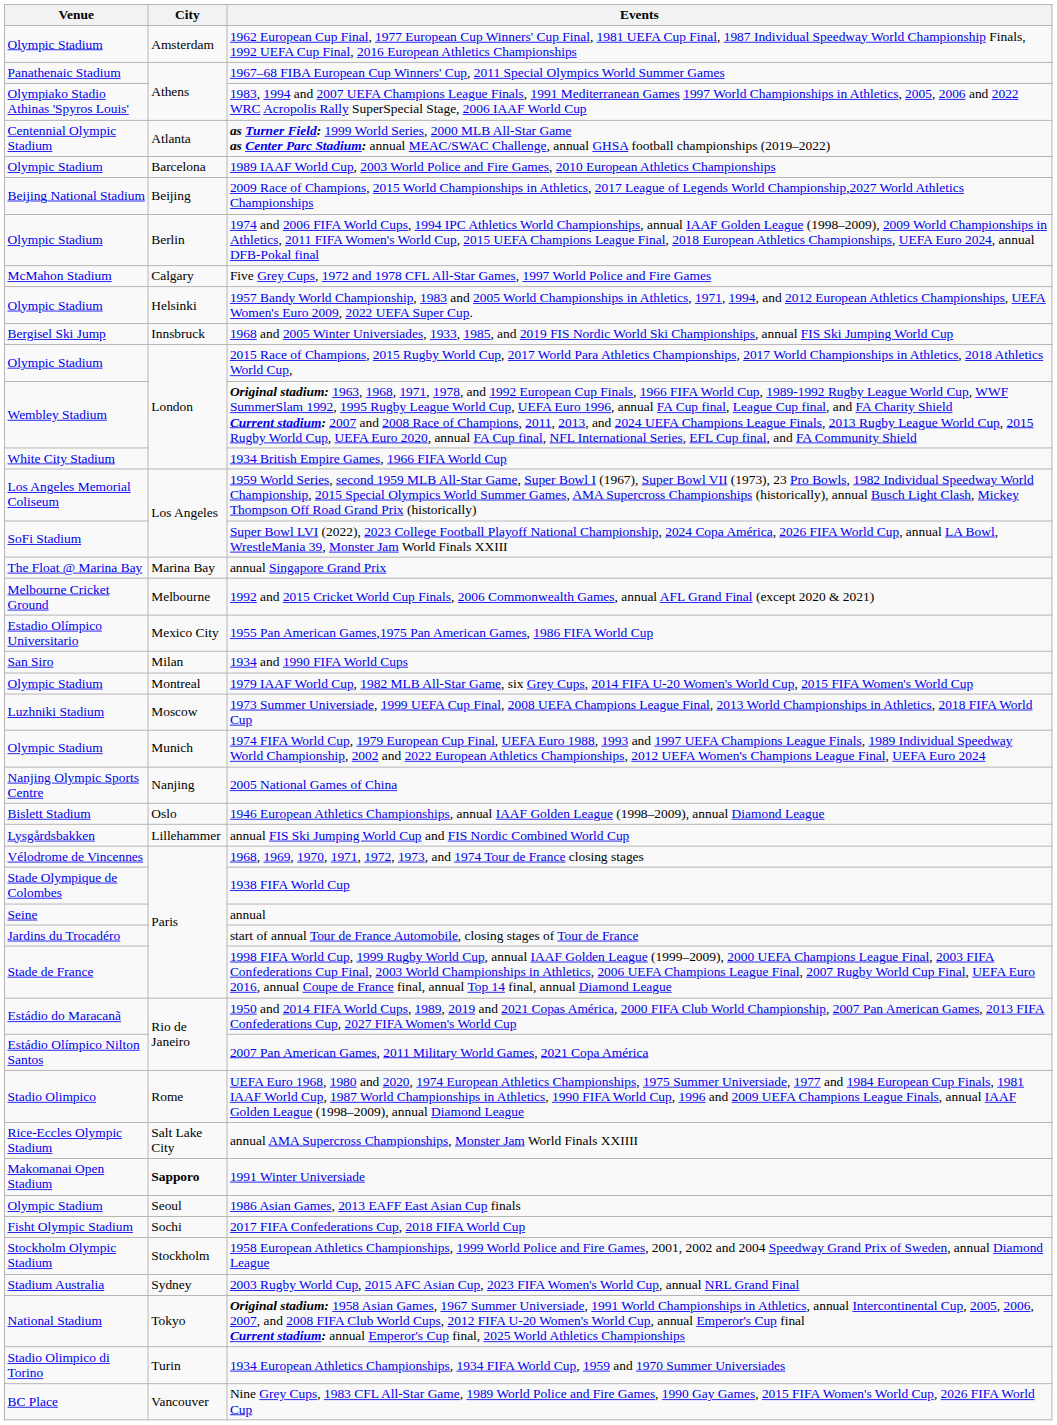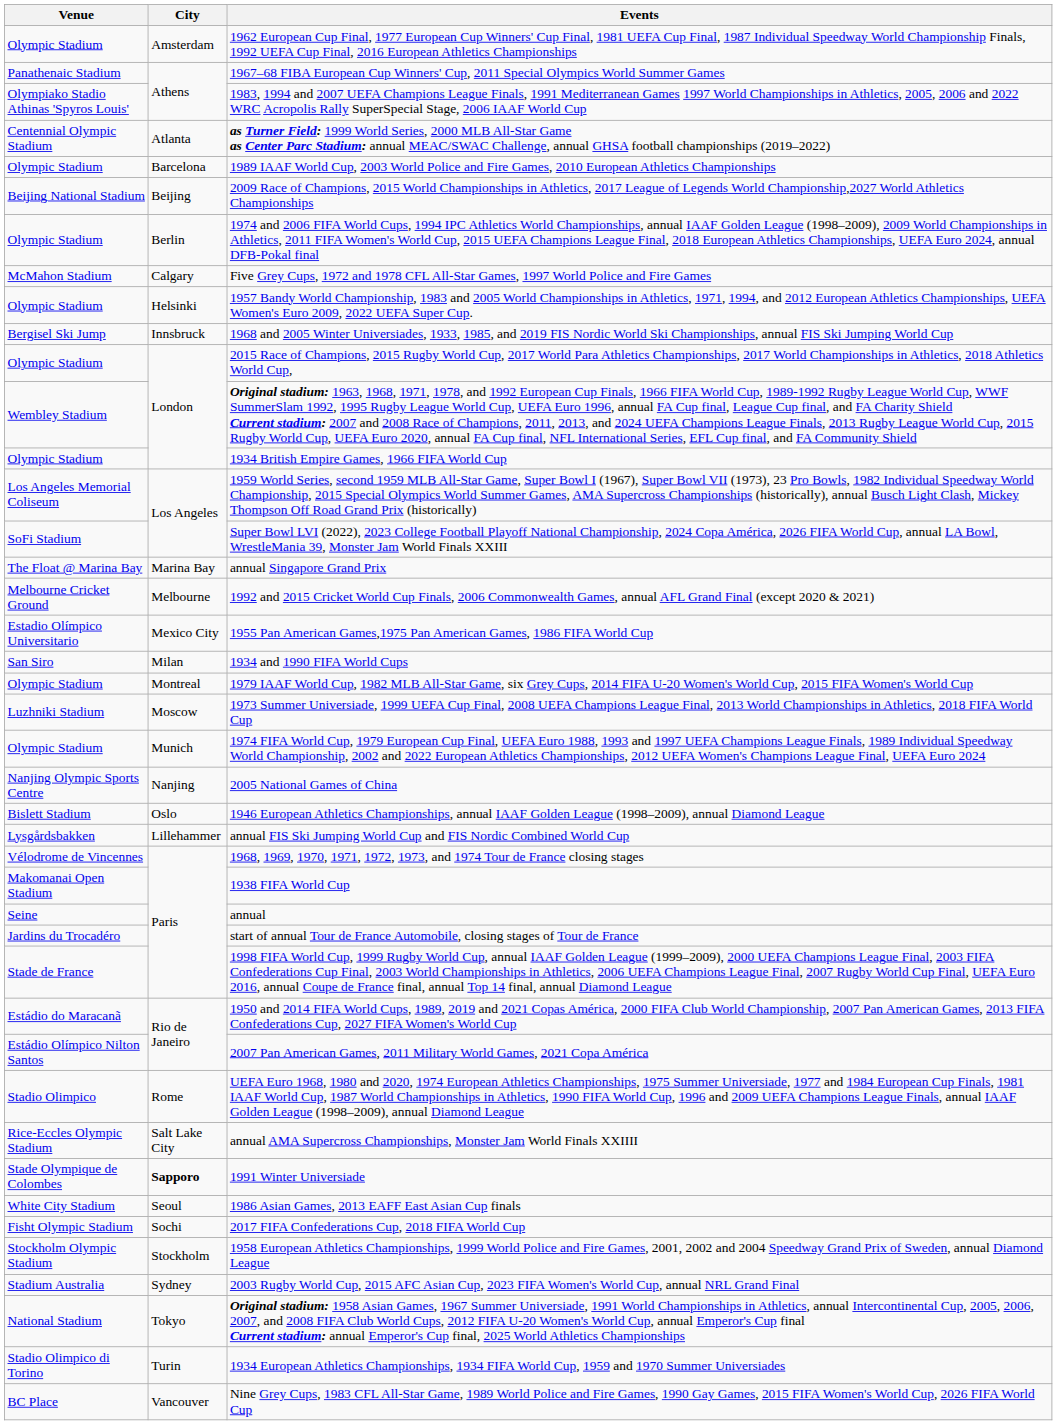(61, 458) White City Stadium -> (55, 458) Olympic Stadium
(62, 885) Stade Olympique de Colombes -> (56, 885) Makomanai Open Stadium
(56, 1176) Makomanai Open Stadium -> (62, 1176) Stade Olympique de Colombes
(55, 1205) Olympic Stadium -> (61, 1205) White City Stadium
